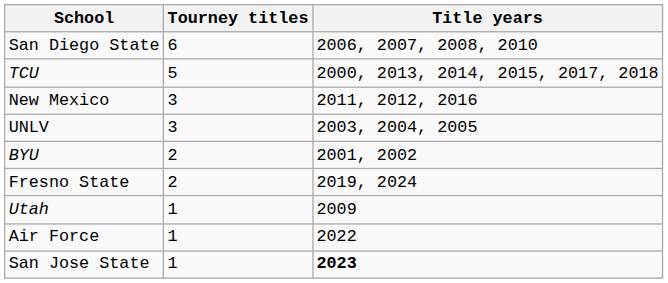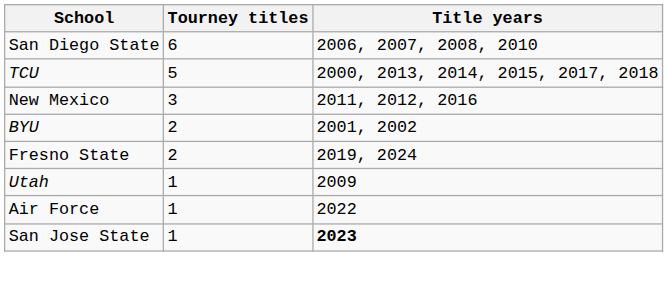- row: (29, 128)
